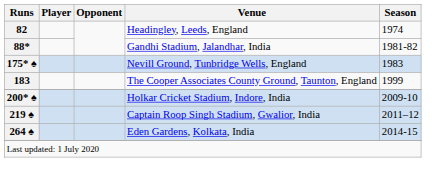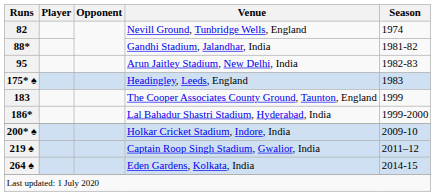(187, 30) Headingley, Leeds, England -> (217, 30) Nevill Ground, Tunbridge Wells, England
+ row: (22, 64)
(217, 64) Nevill Ground, Tunbridge Wells, England -> (187, 81) Headingley, Leeds, England
+ row: (22, 115)
